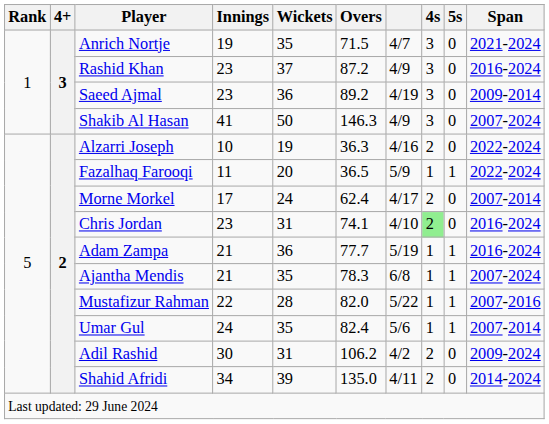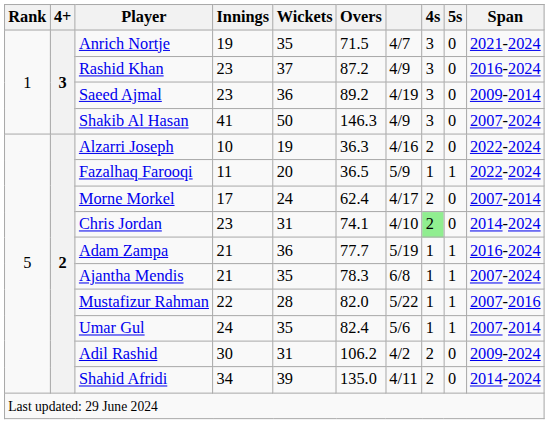(505, 224) 2016-2024 -> (505, 224) 2014-2024
